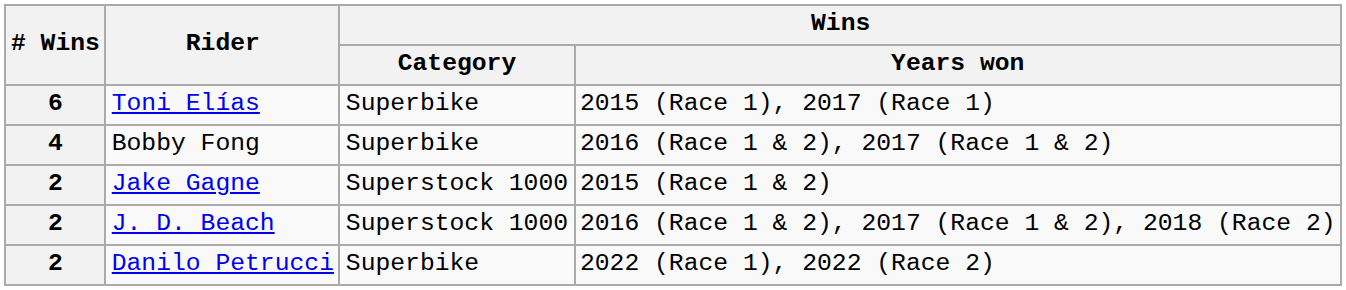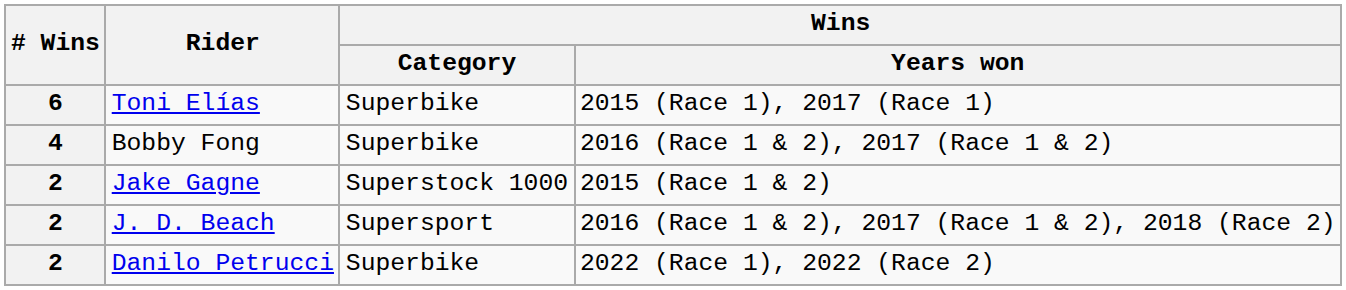(457, 225) Superstock 1000 -> (420, 225) Supersport
